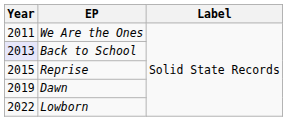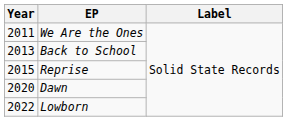(21, 51) lavender background -> (21, 51) no background
(21, 88) 2019 -> (21, 88) 2020
